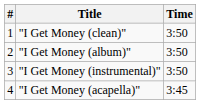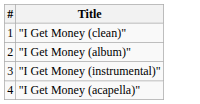- column: (180, 14)
